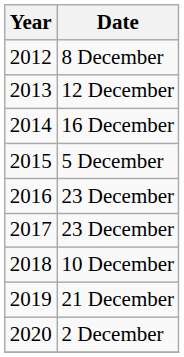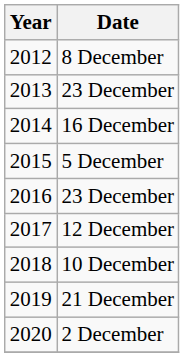(118, 91) 12 December -> (118, 91) 23 December
(118, 230) 23 December -> (118, 230) 12 December
